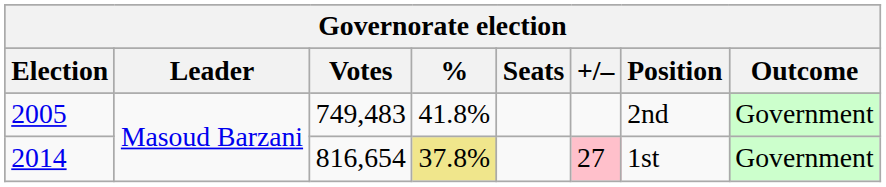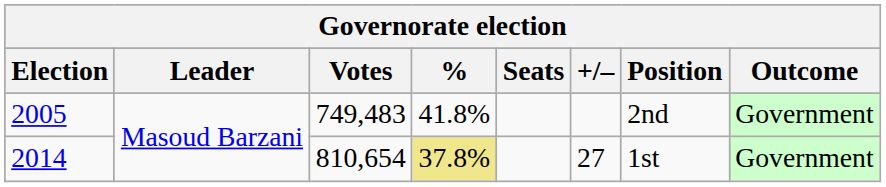(361, 158) 816,654 -> (361, 158) 810,654
(591, 158) pink background -> (591, 158) no background
